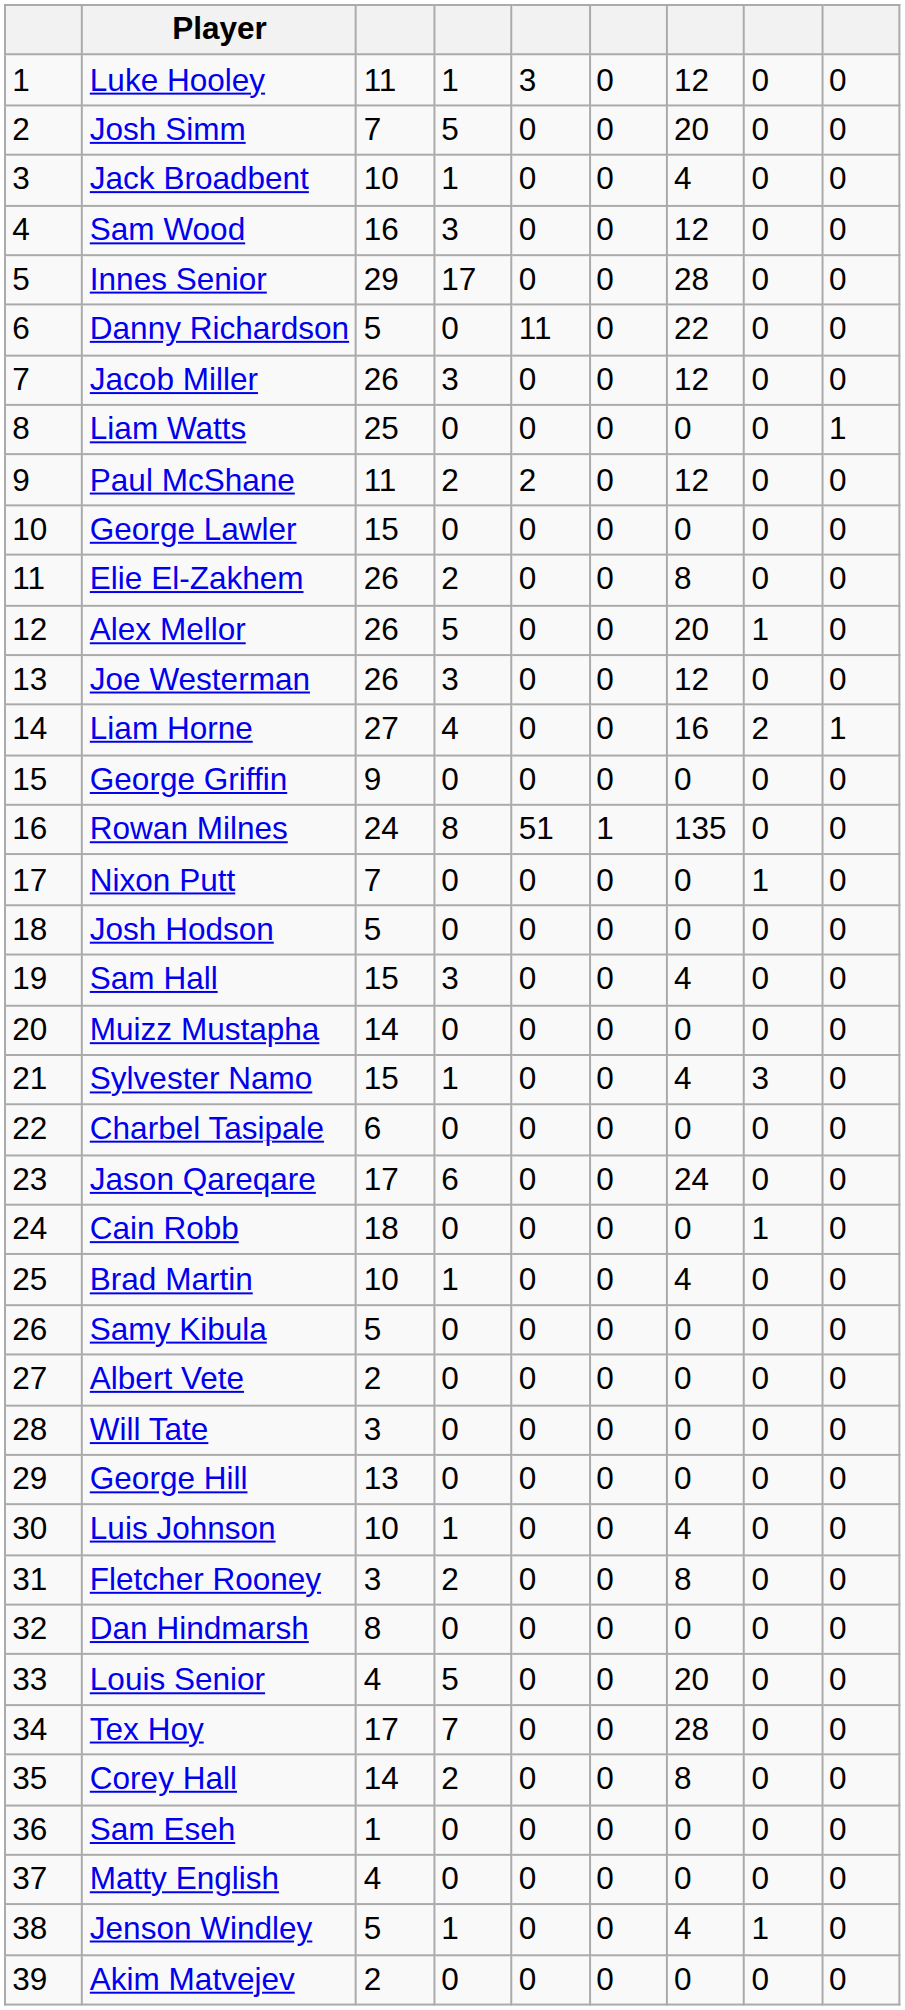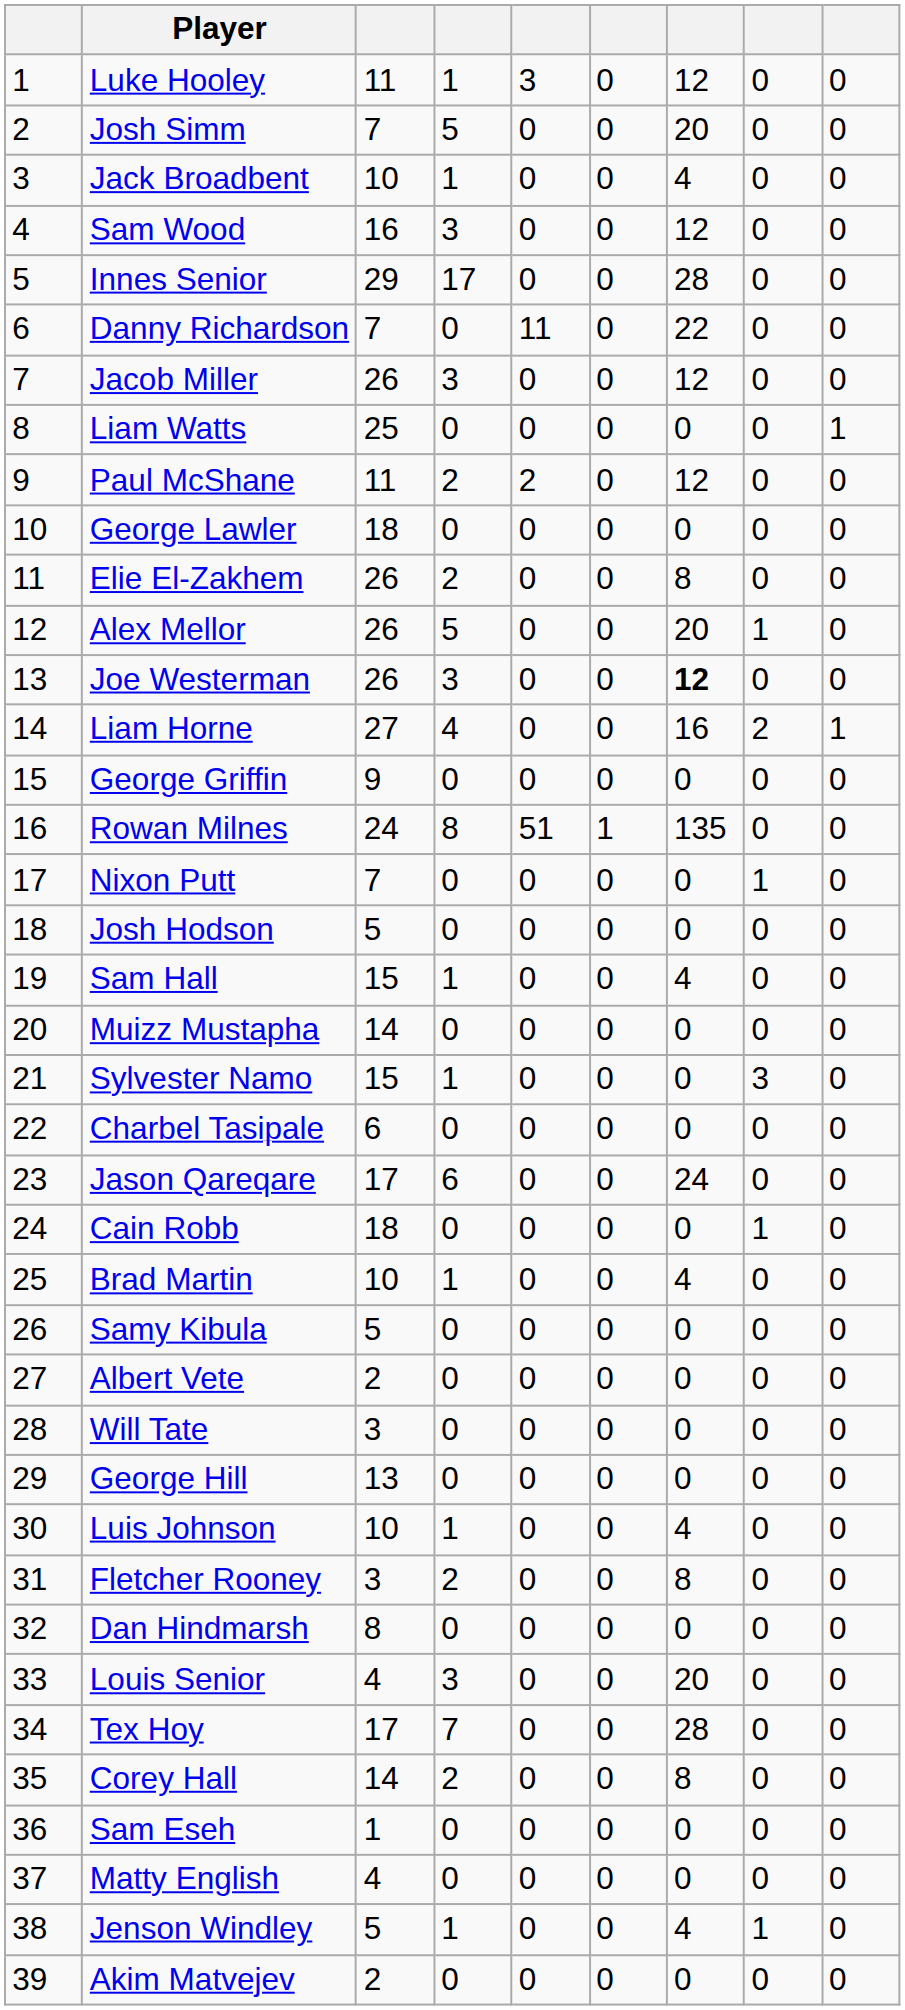(372, 329) 5 -> (372, 329) 7
(381, 529) 15 -> (381, 529) 18
(691, 679) normal -> (691, 679) bold
(450, 979) 3 -> (450, 979) 1
(683, 1079) 4 -> (683, 1079) 0
(450, 1679) 5 -> (450, 1679) 3
